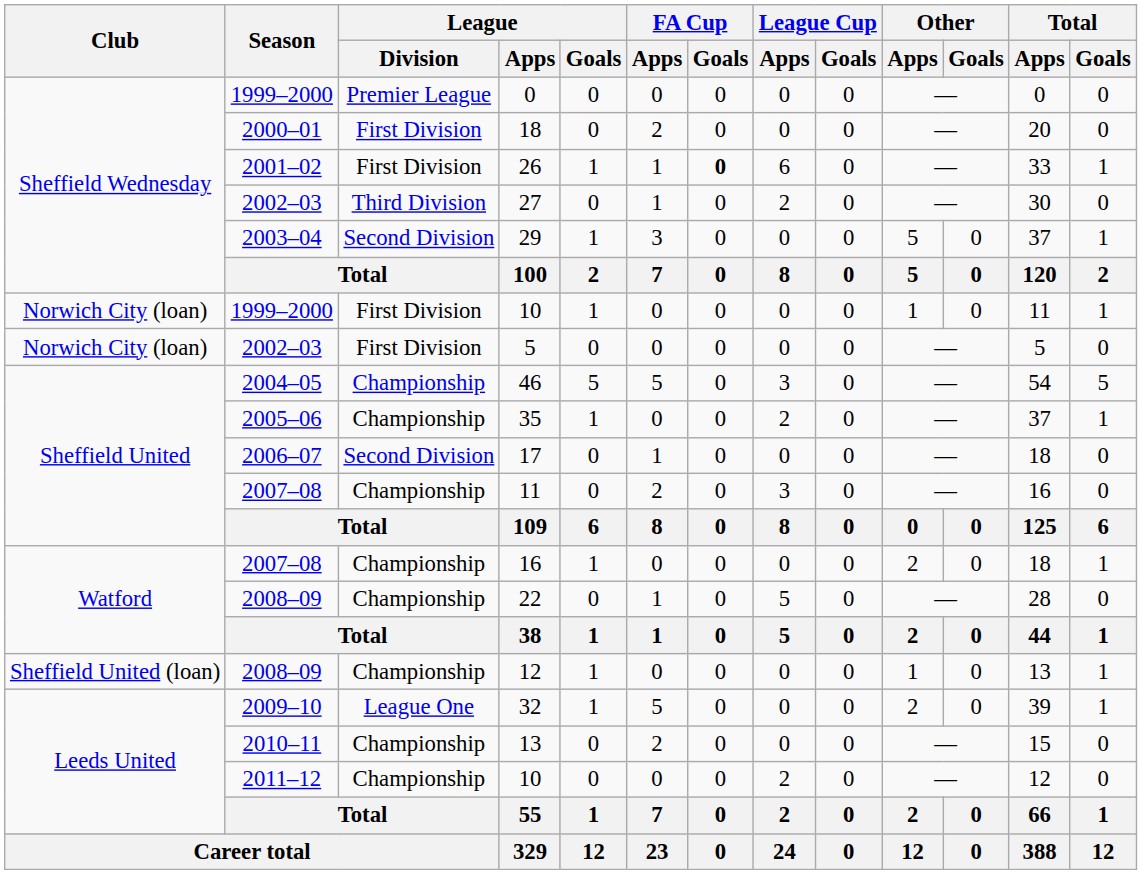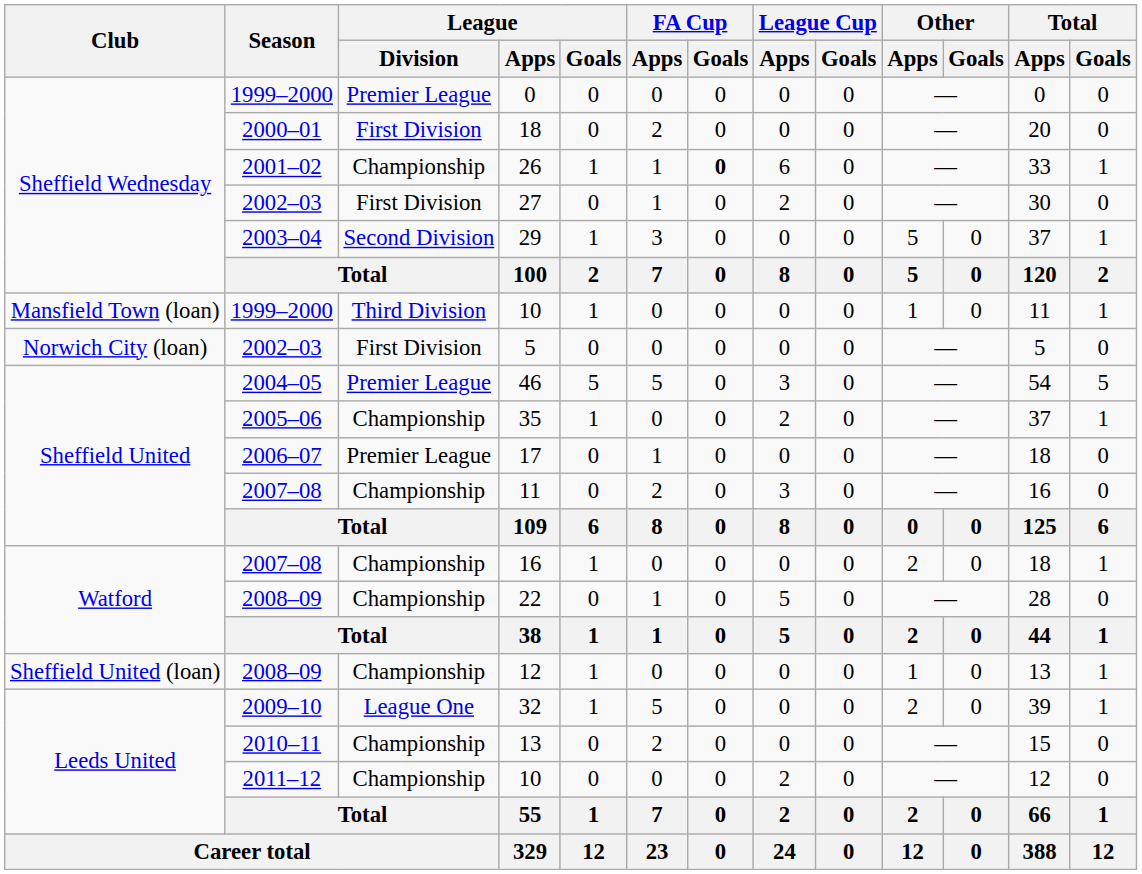(419, 166) First Division -> (419, 166) Championship
(419, 202) Third Division -> (419, 202) First Division
(115, 310) Norwich City (loan) -> (115, 310) Mansfield Town (loan)
(419, 310) First Division -> (419, 310) Third Division
(419, 382) Championship -> (419, 382) Premier League
(419, 454) Second Division -> (419, 454) Premier League
